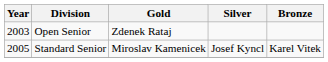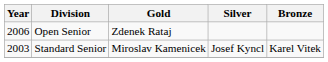(18, 31) 2003 -> (18, 31) 2006
(18, 48) 2005 -> (18, 48) 2003
